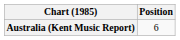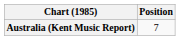(156, 27) 6 -> (156, 27) 7
